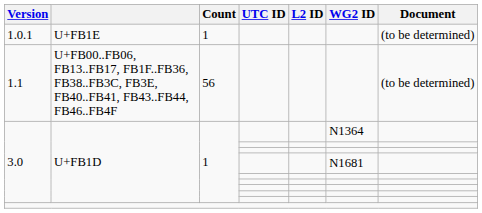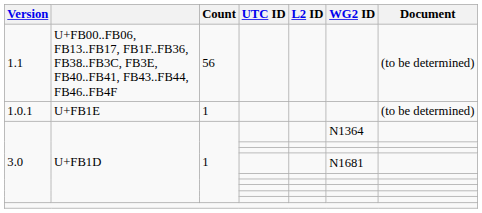rows swapped: (20, 34) <-> (15, 83)
